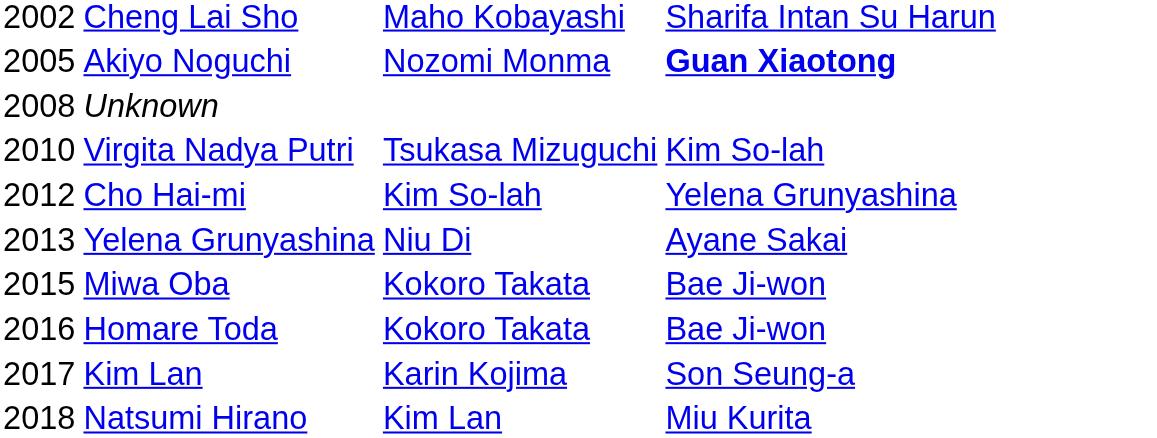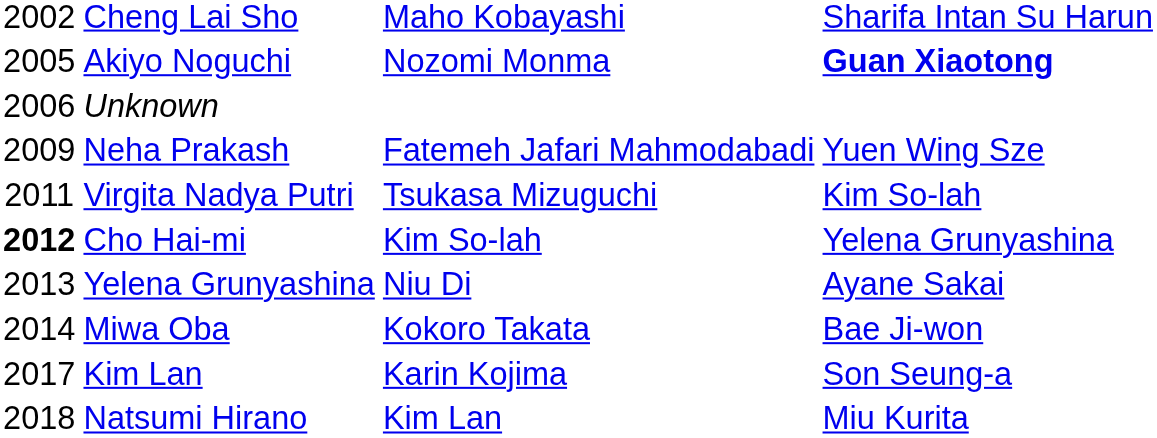(39, 106) 2008 -> (39, 106) 2006
+ row: (186, 150)
(39, 150) 2010 -> (39, 195) 2011
(39, 195) normal -> (39, 240) bold
(39, 284) 2015 -> (39, 329) 2014
- row: (181, 329)
